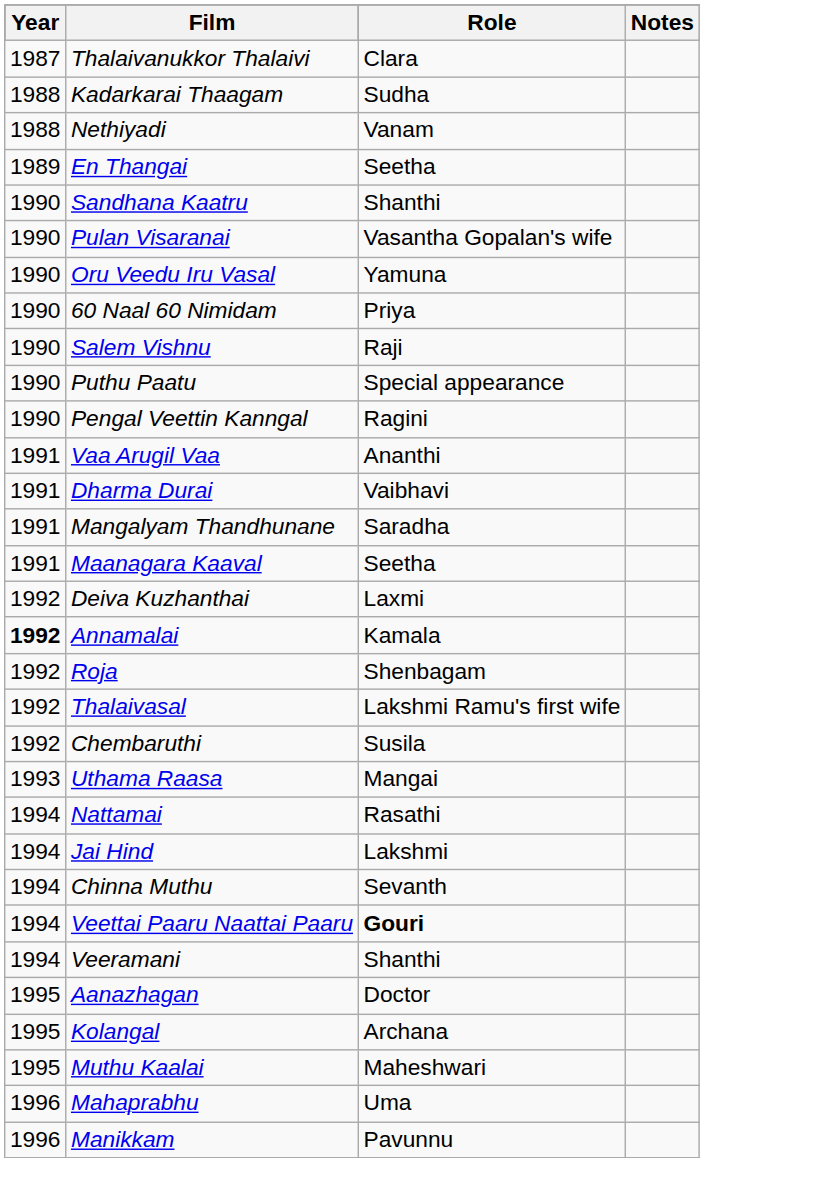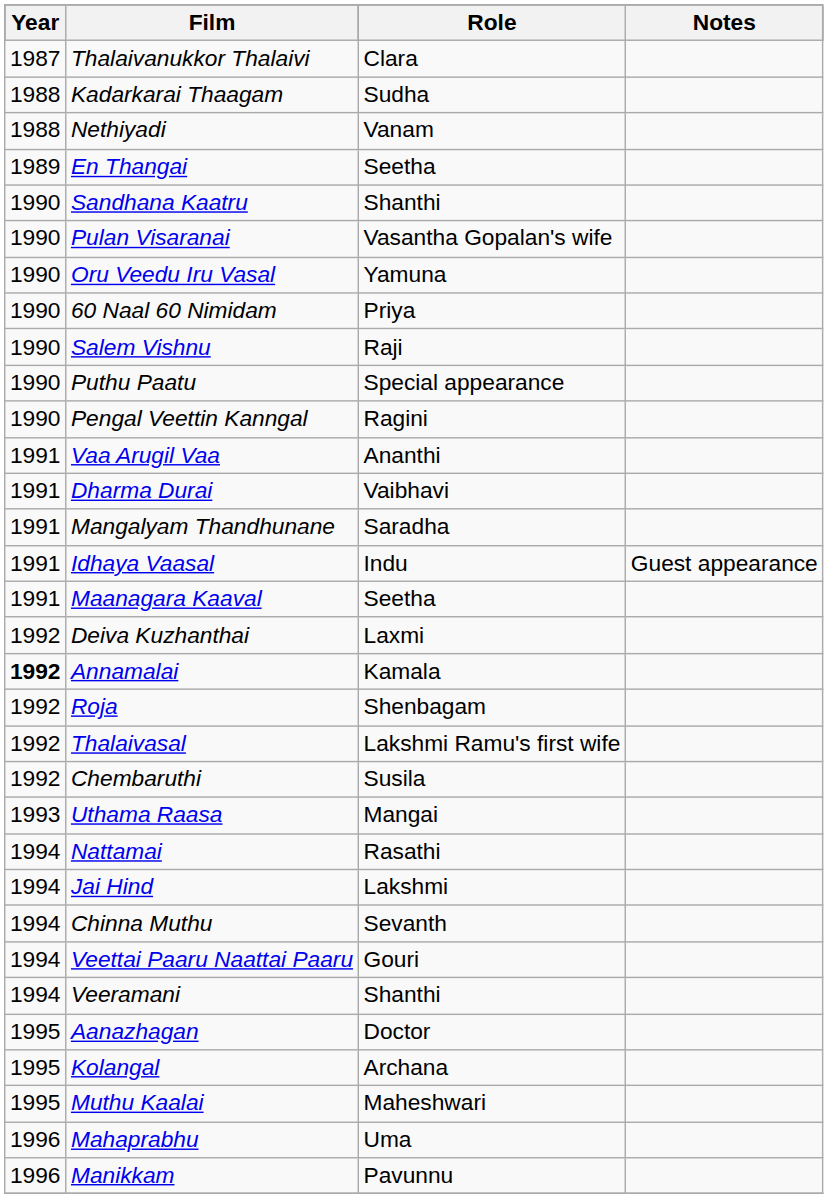+ row: (143, 563)
(394, 923) bold -> (391, 959) normal
